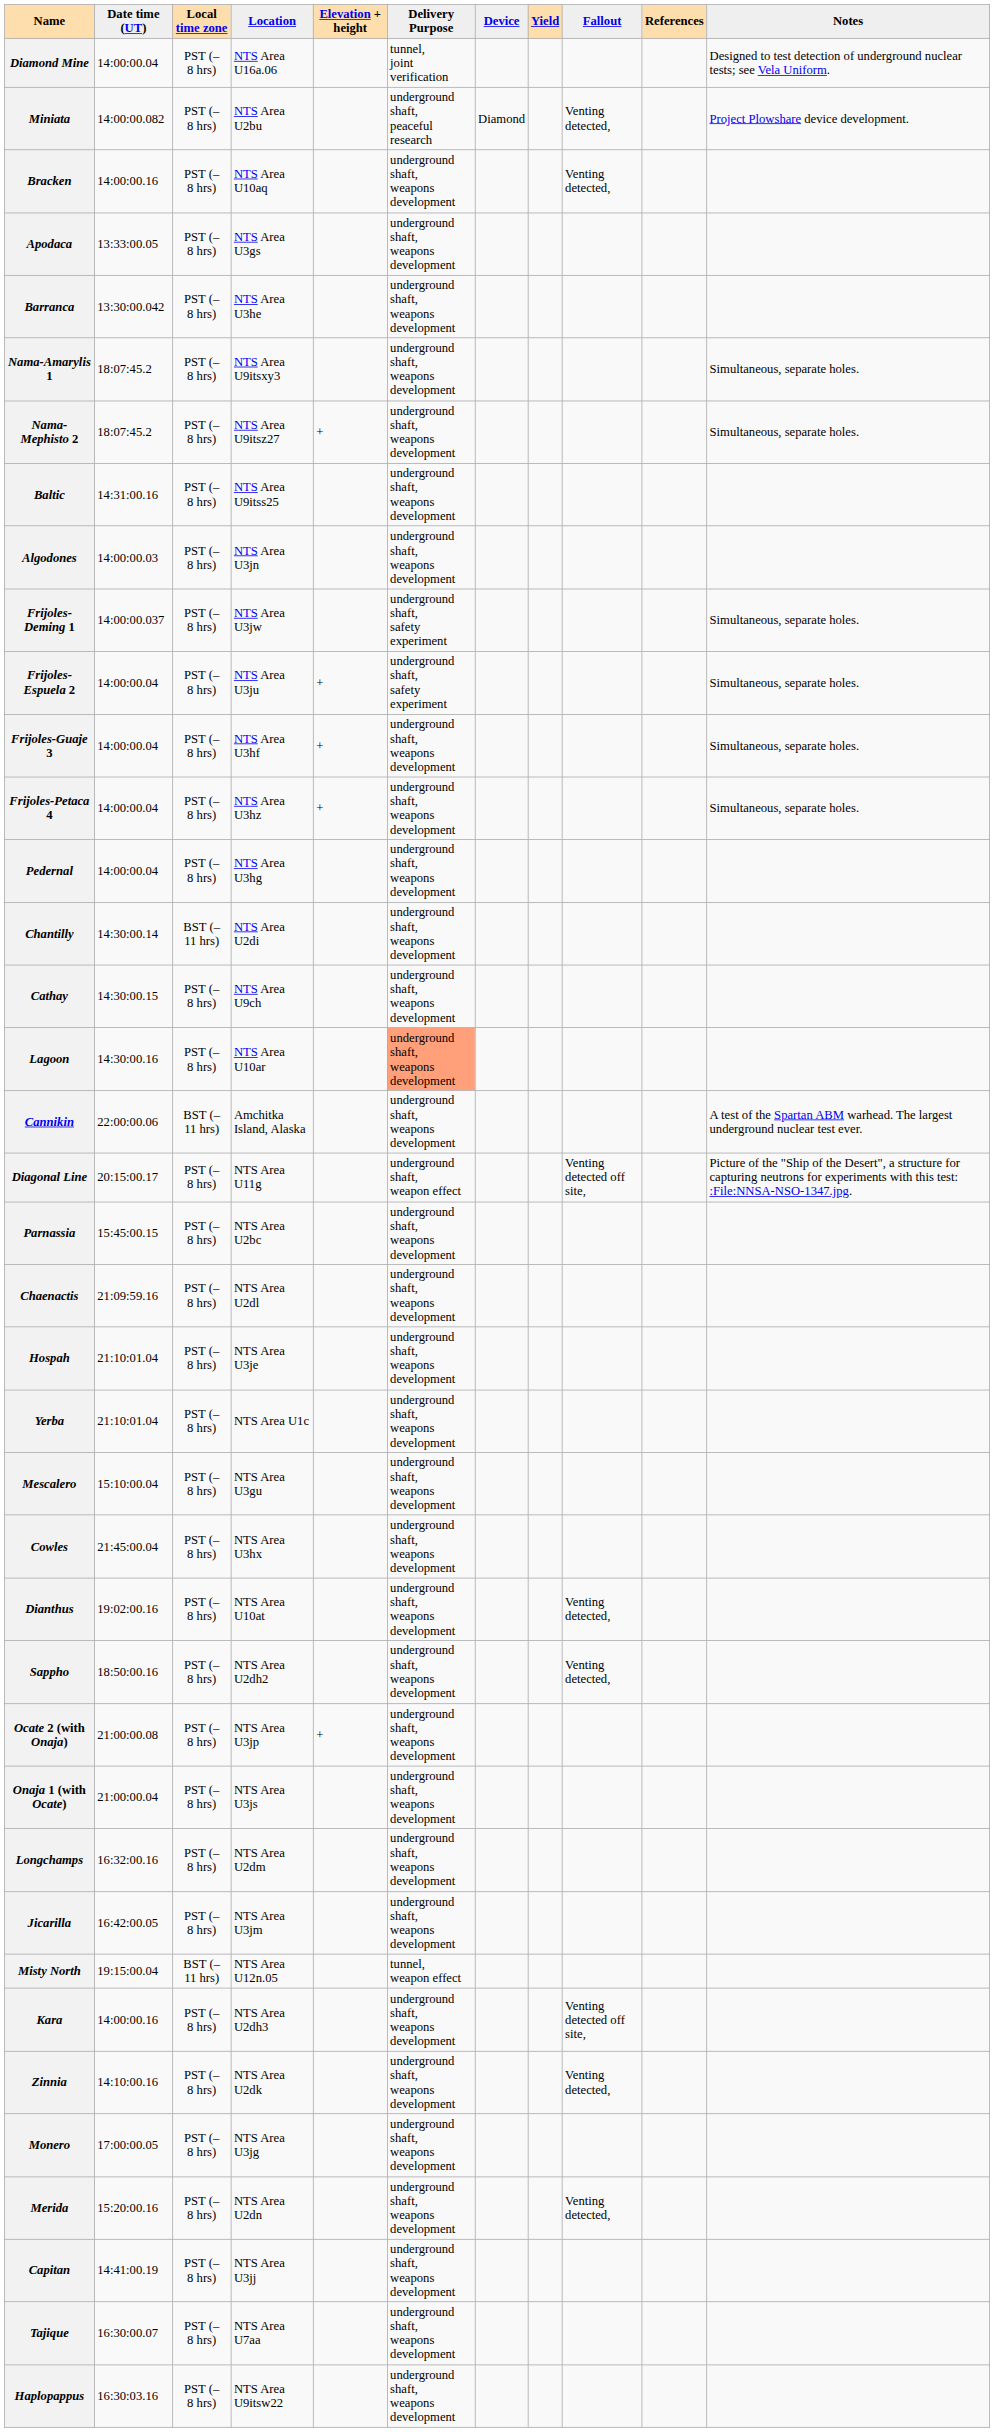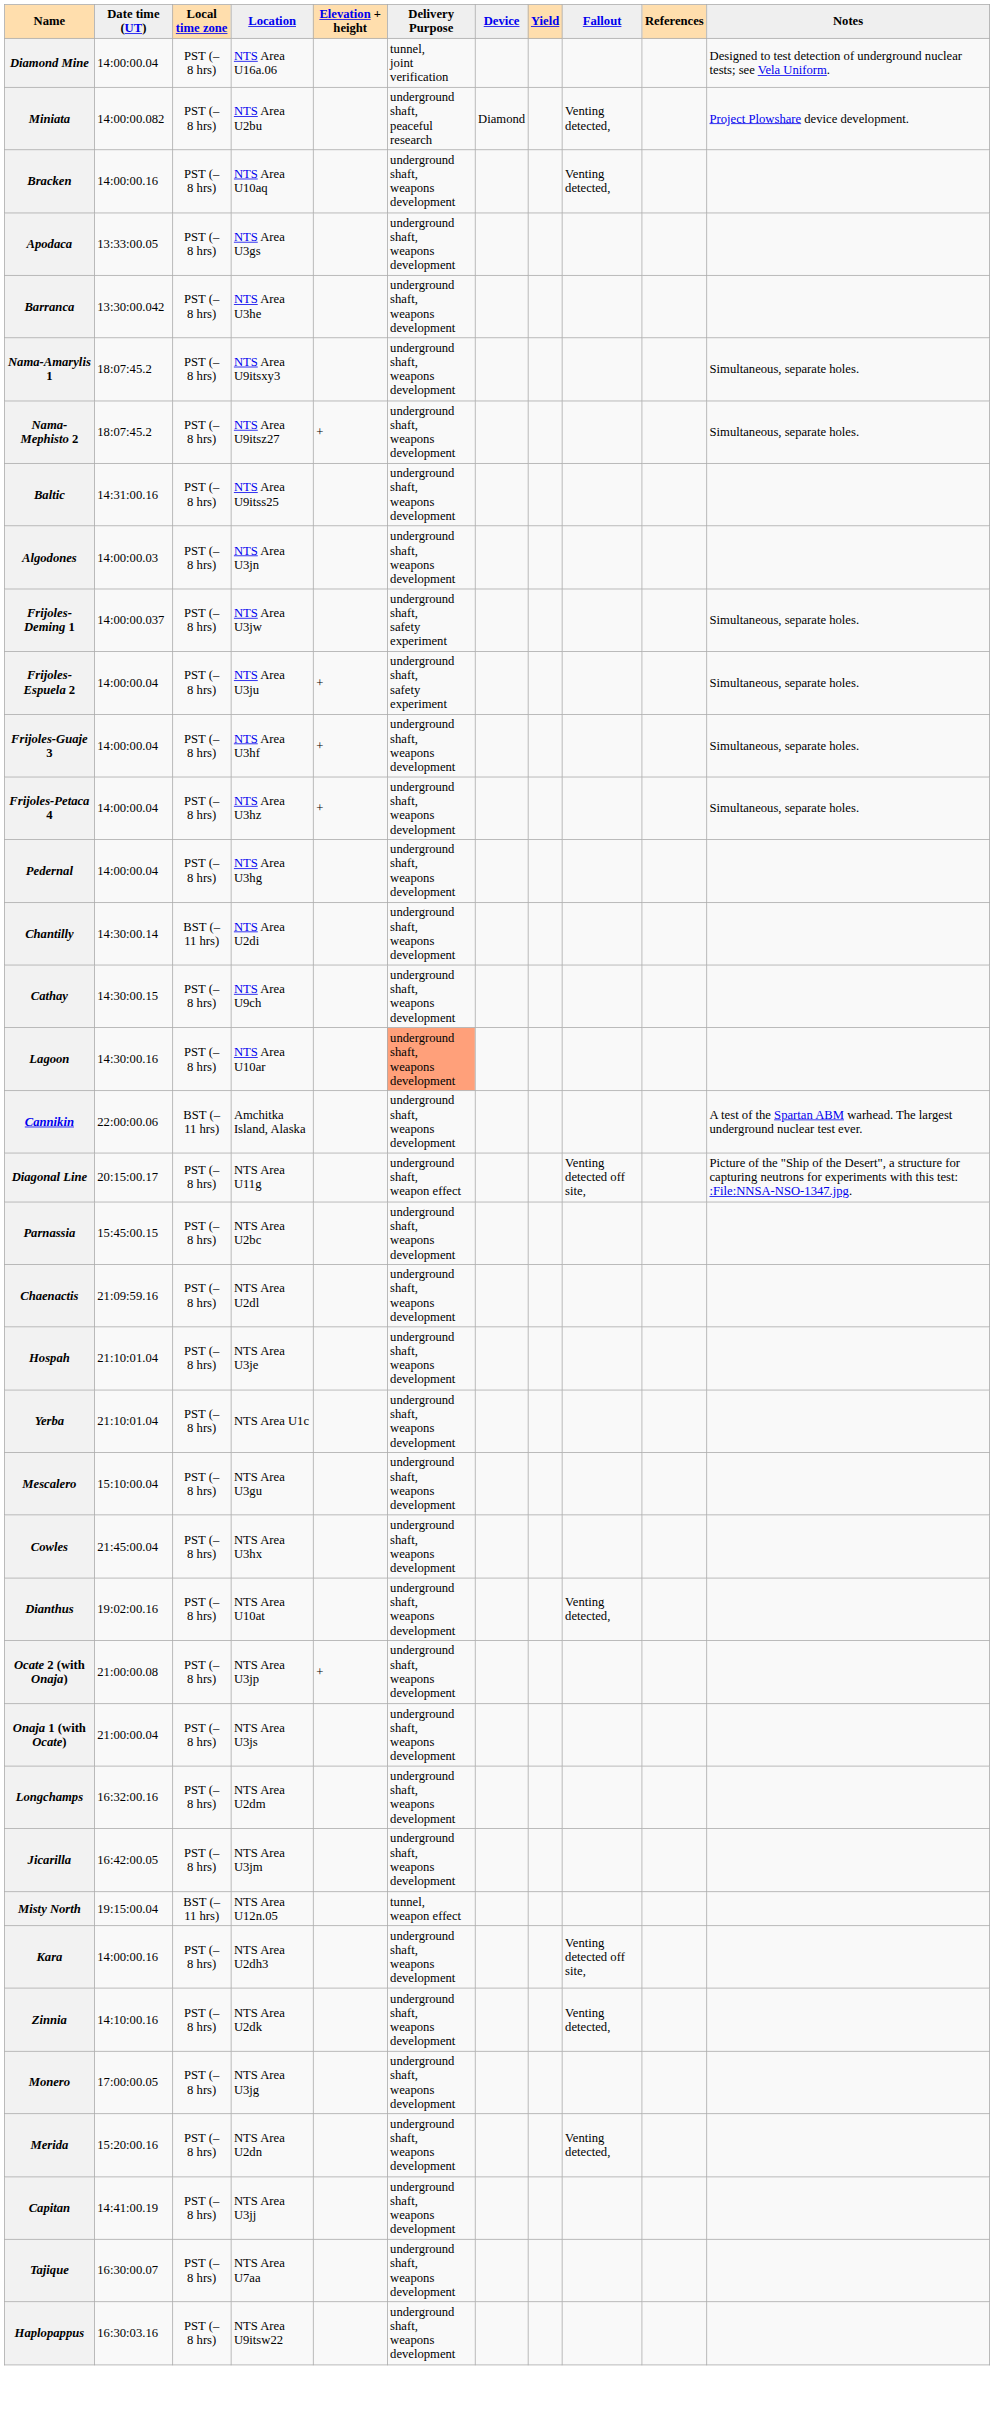- row: (49, 1672)
